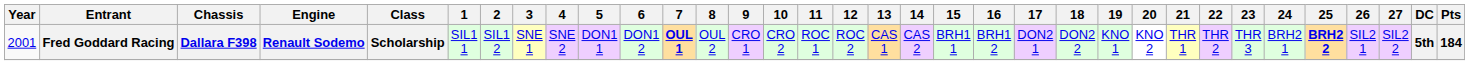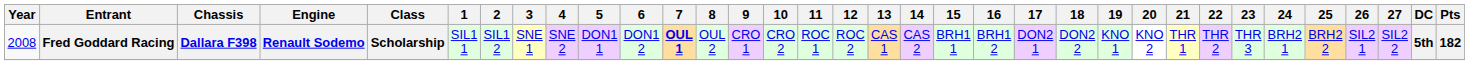(22, 42) 2001 -> (22, 42) 2008
(1326, 42) bold -> (1325, 42) normal
(1451, 42) 184 -> (1450, 42) 182
